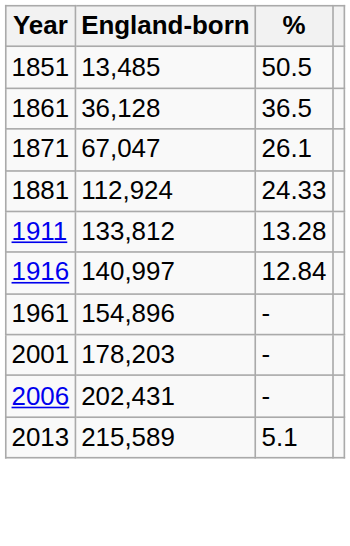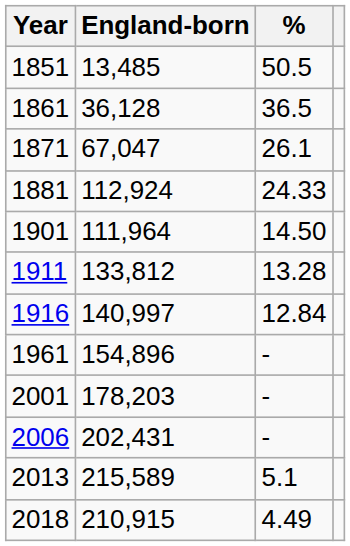+ row: (40, 231)
+ row: (40, 519)
